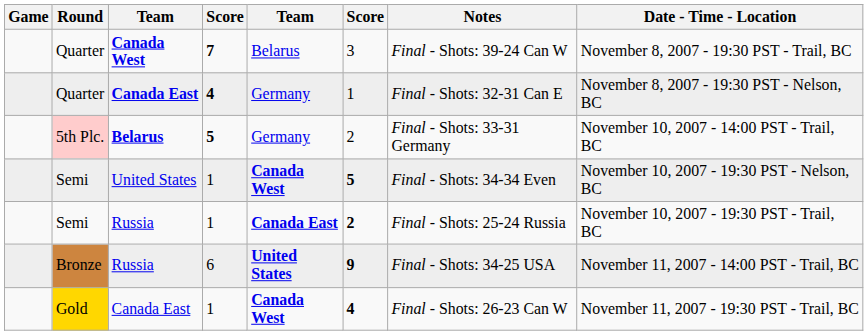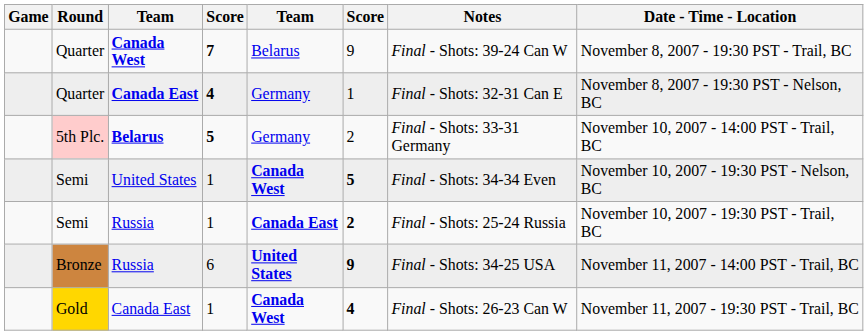(351, 51) 3 -> (351, 51) 9
